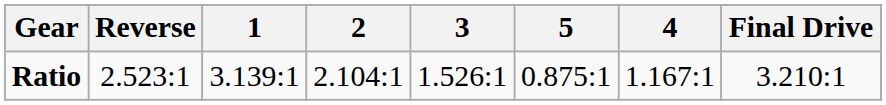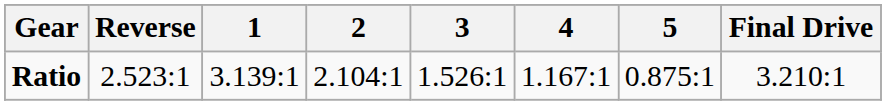columns swapped: (670, 28) <-> (566, 28)
